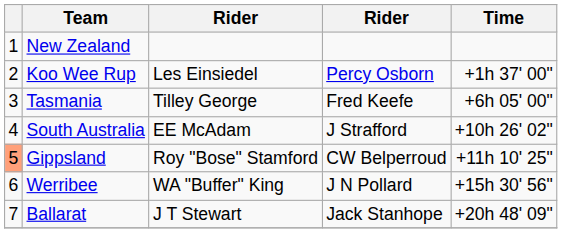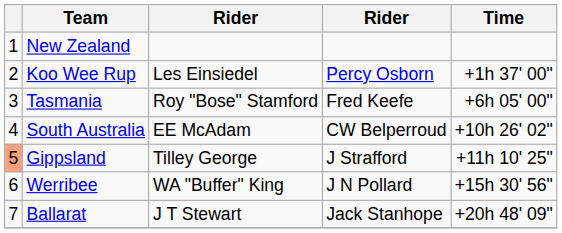(205, 102) Tilley George -> (236, 102) Roy "Bose" Stamford
(367, 130) J Strafford -> (386, 130) CW Belperroud
(236, 158) Roy "Bose" Stamford -> (205, 158) Tilley George
(386, 158) CW Belperroud -> (367, 158) J Strafford
